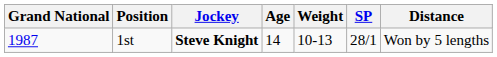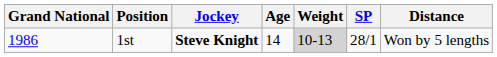(23, 40) 1987 -> (23, 40) 1986
(315, 40) no background -> (315, 40) lightgrey background
